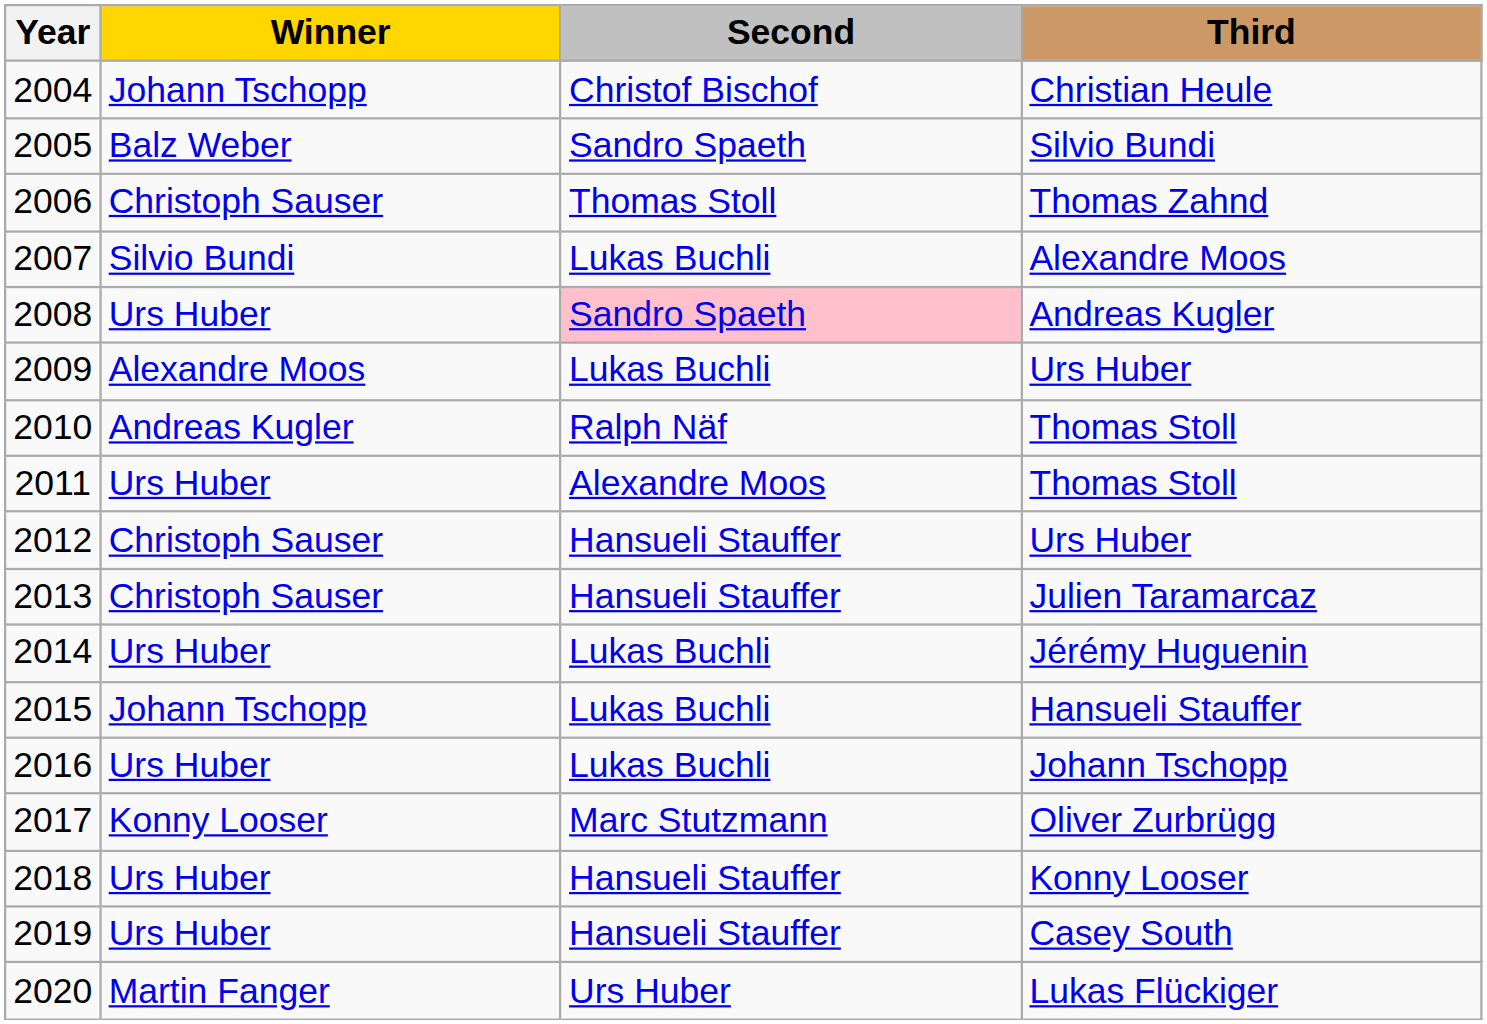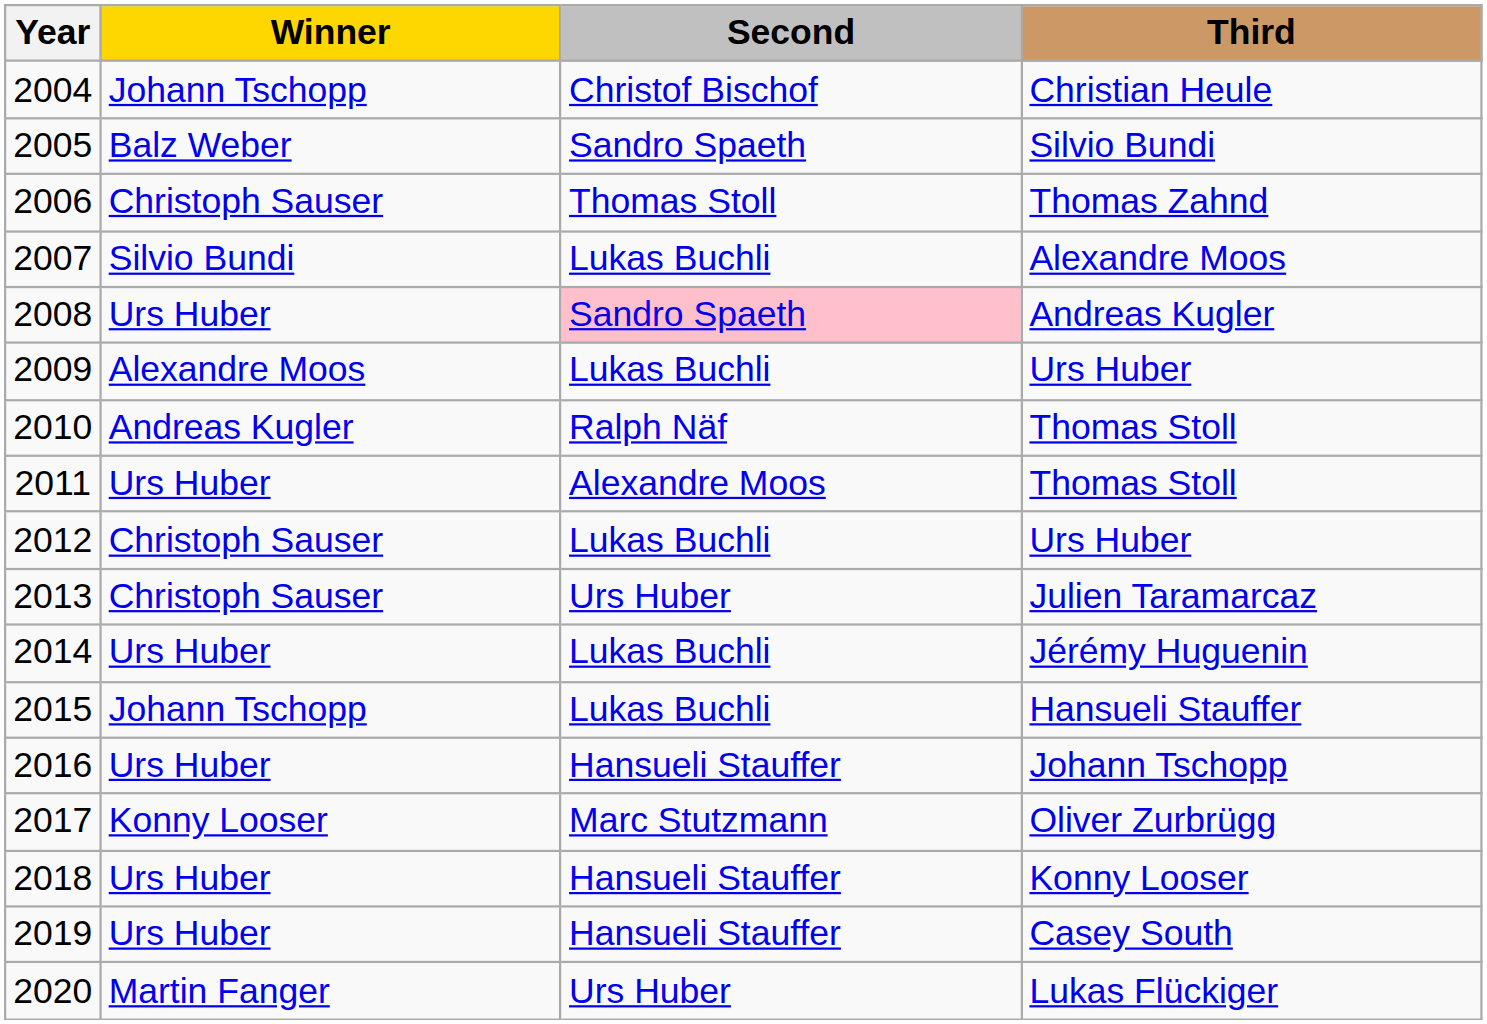(705, 539) Hansueli Stauffer -> (670, 539) Lukas Buchli
(705, 595) Hansueli Stauffer -> (650, 595) Urs Huber
(670, 764) Lukas Buchli -> (705, 764) Hansueli Stauffer
